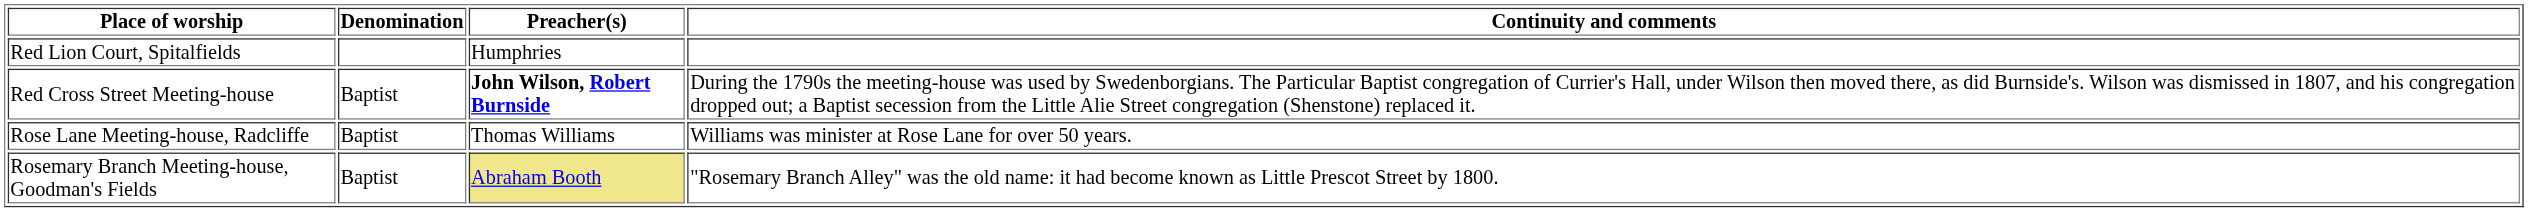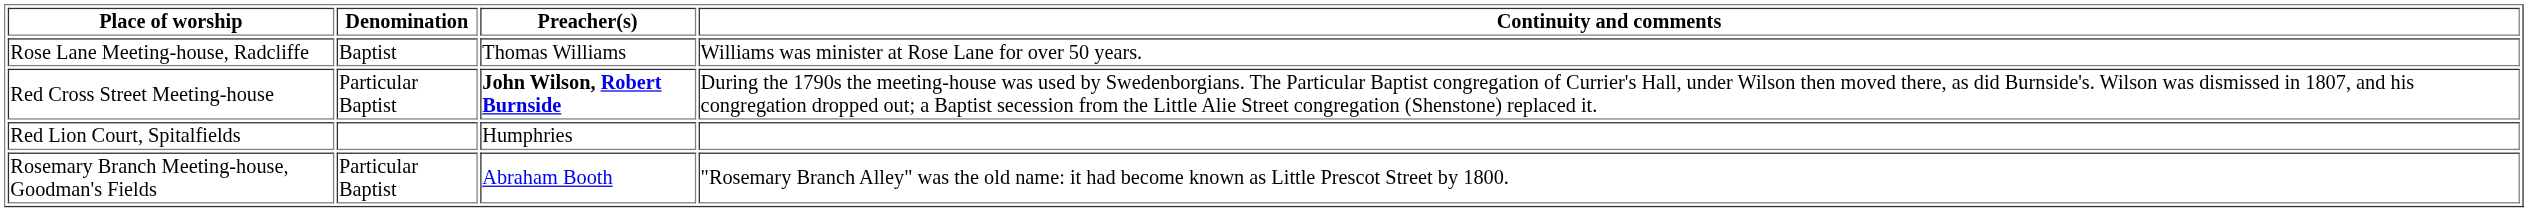rows swapped: (125, 52) <-> (160, 135)
(369, 94) Baptist -> (378, 94) Particular Baptist
(369, 177) Baptist -> (378, 177) Particular Baptist
(536, 177) khaki background -> (547, 177) no background
